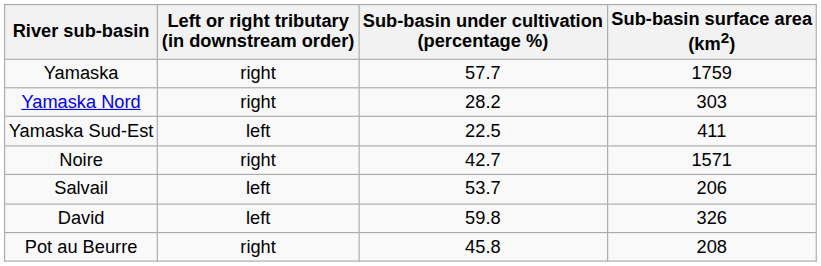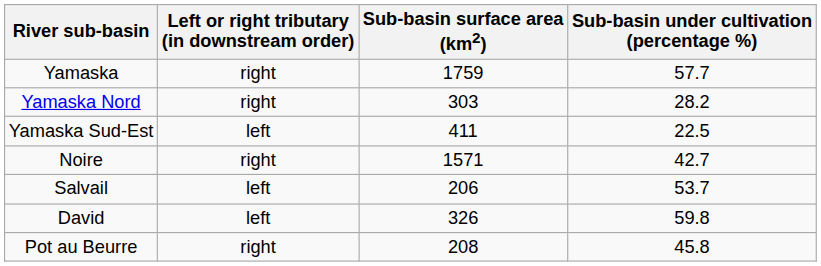columns swapped: (712, 31) <-> (483, 31)
